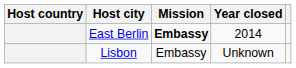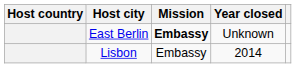(248, 33) 2014 -> (248, 33) Unknown
(248, 53) Unknown -> (248, 53) 2014
